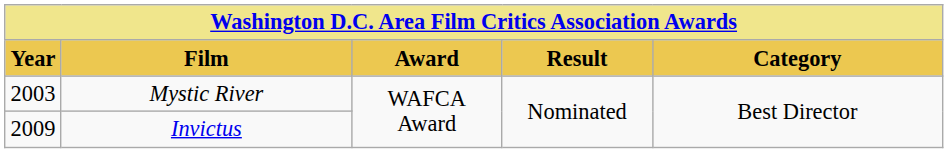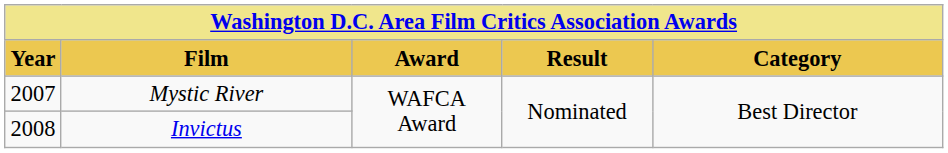(33, 93) 2003 -> (33, 93) 2007
(33, 128) 2009 -> (33, 128) 2008
